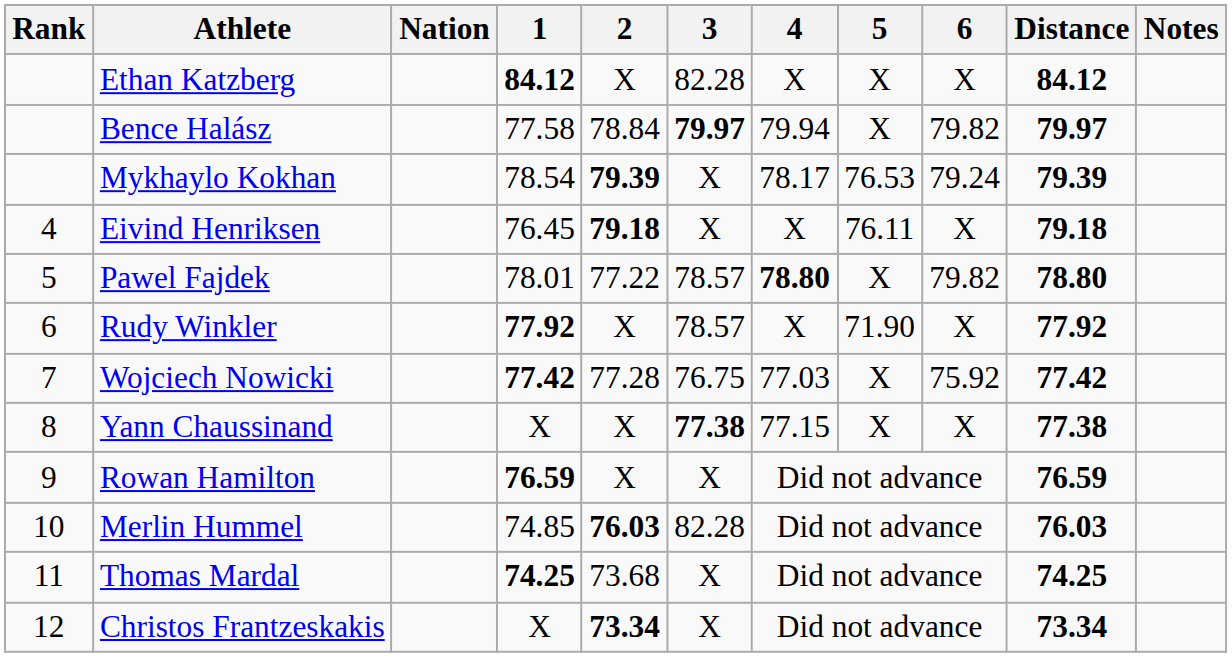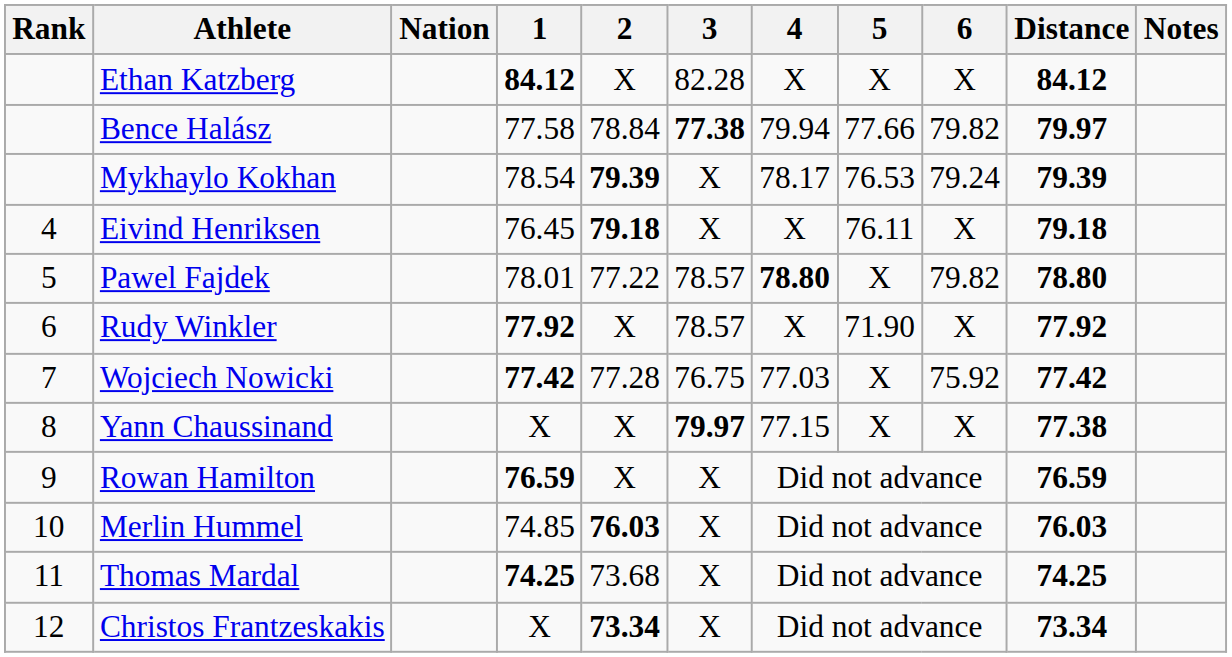(710, 128) 79.97 -> (710, 128) 77.38
(880, 128) X -> (880, 128) 77.66
(710, 427) 77.38 -> (710, 427) 79.97
(710, 526) 82.28 -> (710, 526) X
